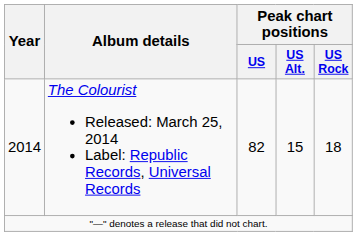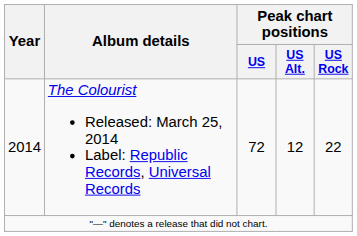(256, 147) 82 -> (256, 147) 72
(295, 147) 15 -> (295, 147) 12
(333, 147) 18 -> (333, 147) 22
